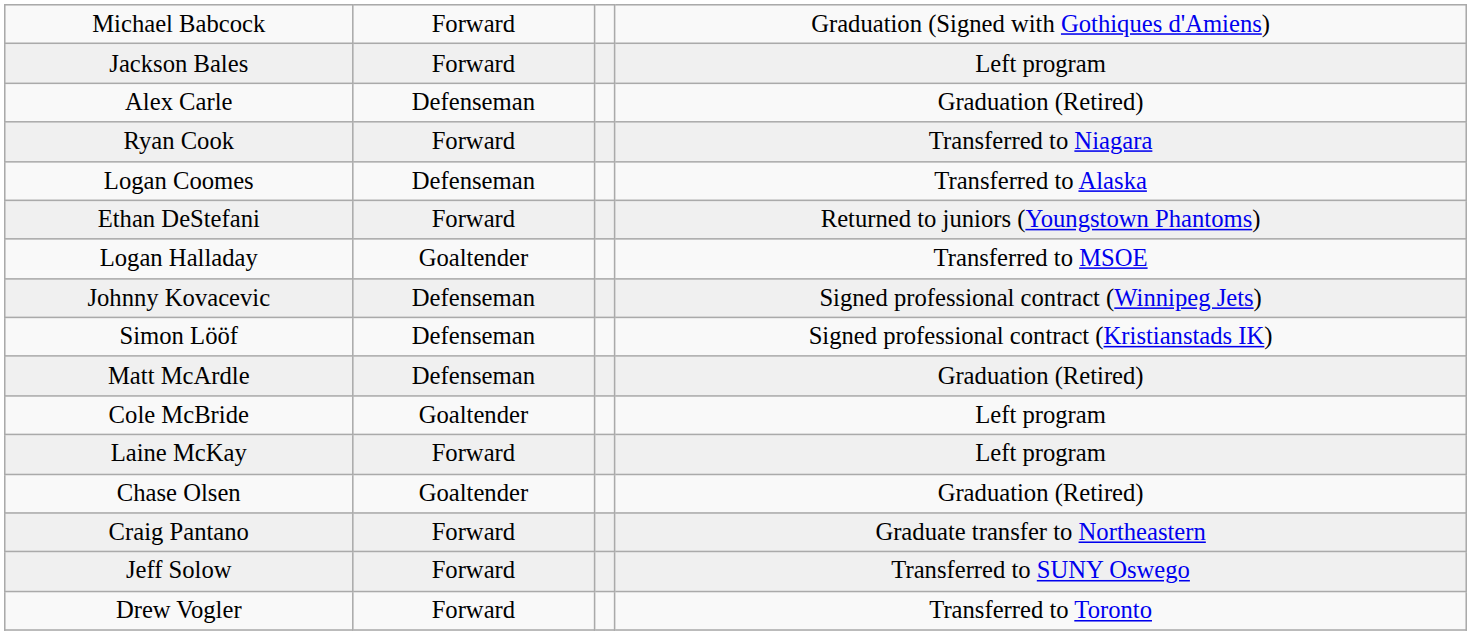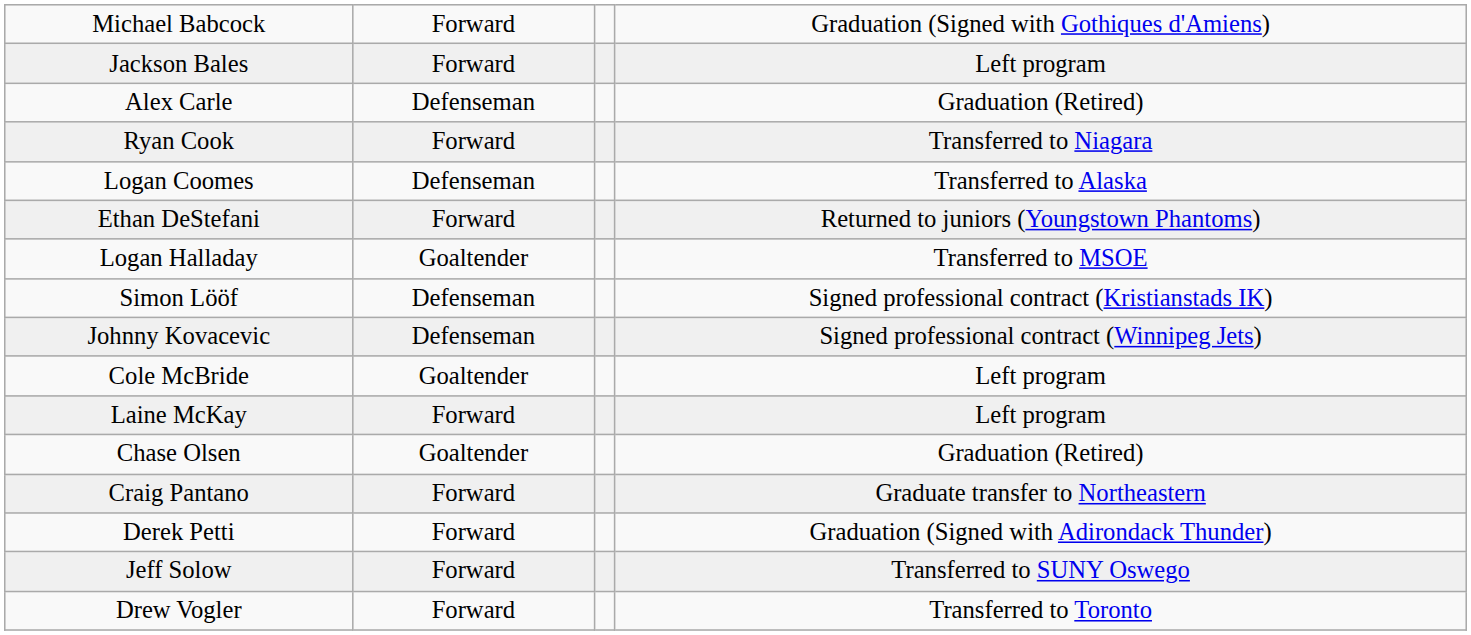rows swapped: (179, 297) <-> (179, 336)
- row: (179, 375)
+ row: (179, 532)
